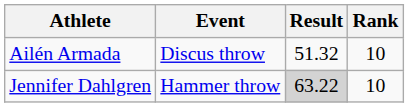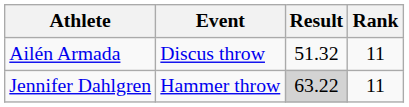(375, 53) 10 -> (375, 53) 11
(375, 86) 10 -> (375, 86) 11
